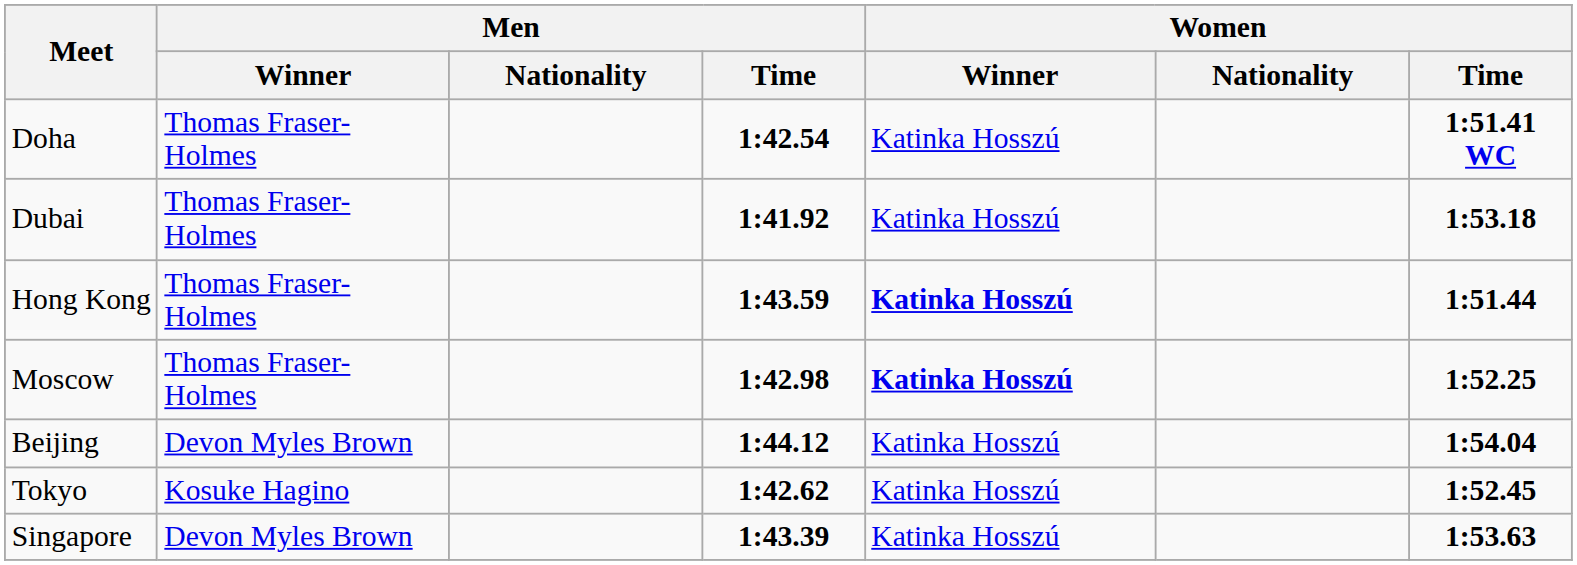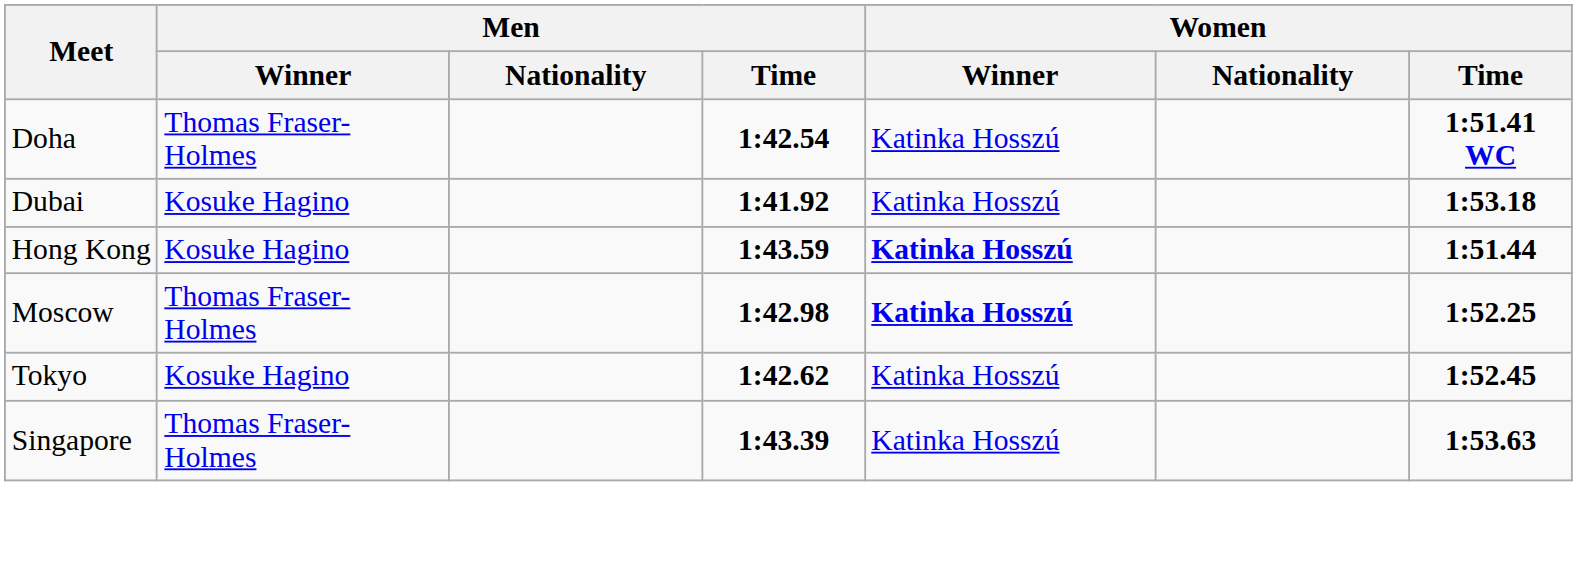(257, 218) Thomas Fraser-Holmes -> (257, 202) Kosuke Hagino
(257, 298) Thomas Fraser-Holmes -> (257, 249) Kosuke Hagino
- row: (55, 442)
(288, 536) Devon Myles Brown -> (257, 439) Thomas Fraser-Holmes
